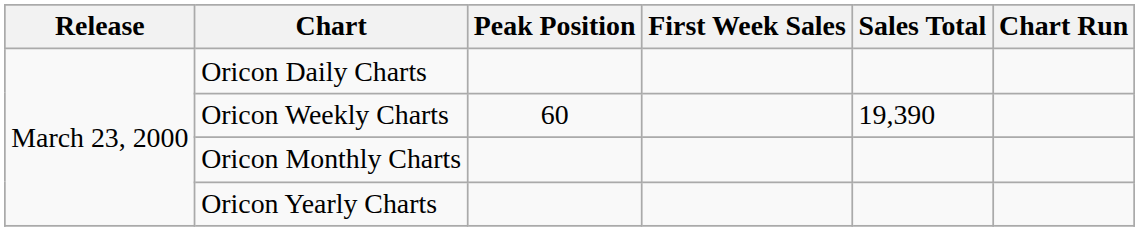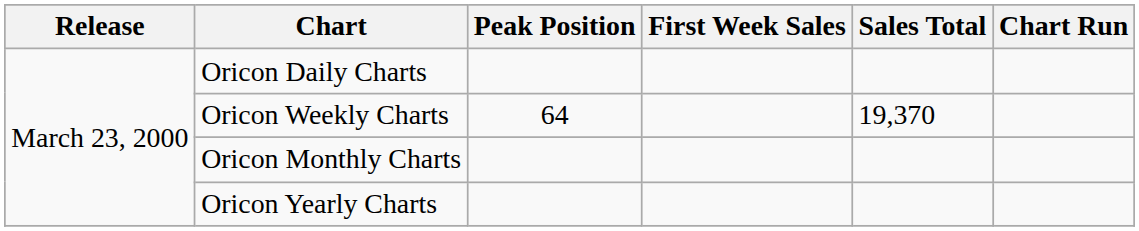(555, 114) 60 -> (555, 114) 64
(897, 114) 19,390 -> (897, 114) 19,370
